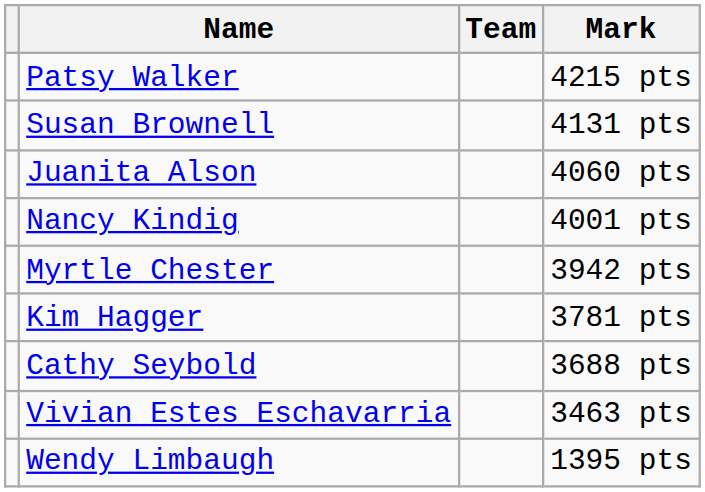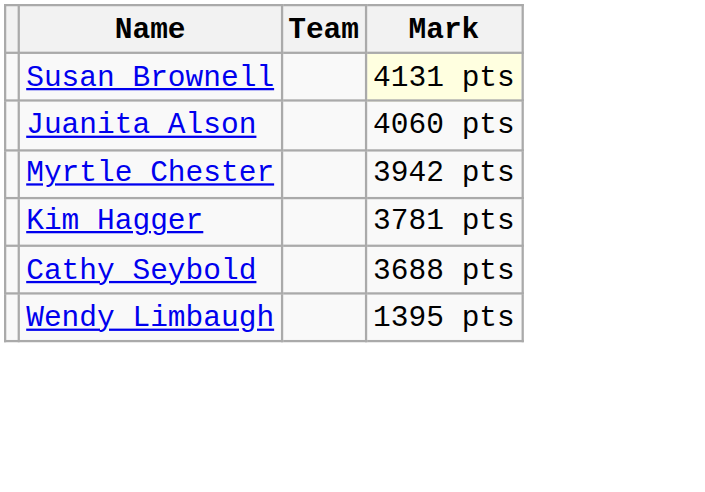- row: (132, 77)
(621, 125) no background -> (444, 77) lightyellow background
- row: (132, 222)
- row: (239, 414)
